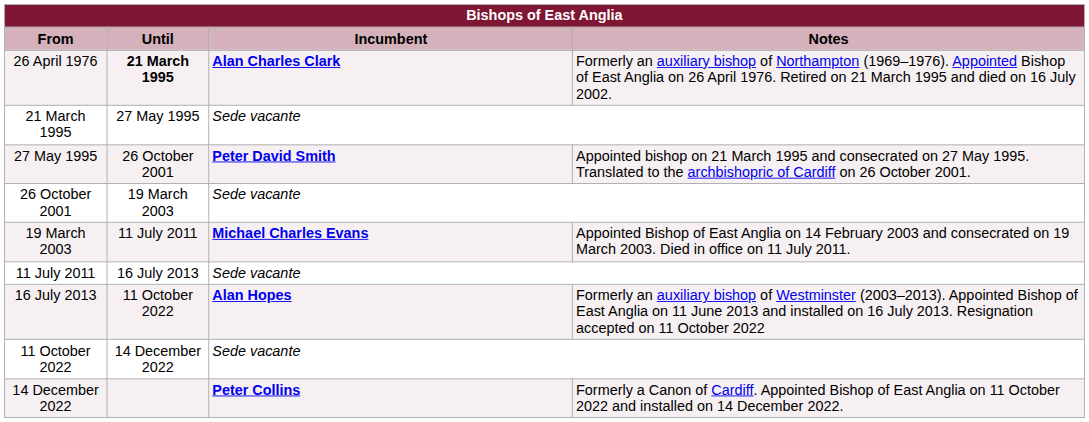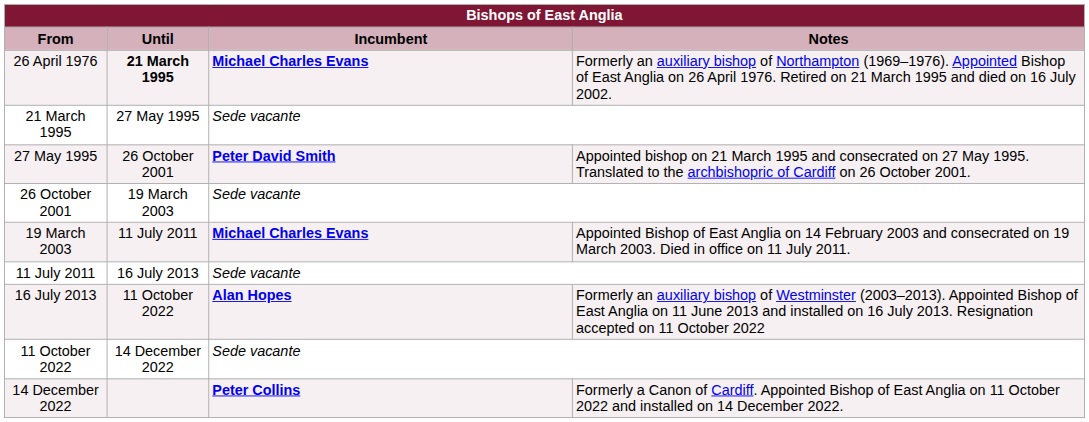(276, 61) Alan Charles Clark -> (290, 61) Michael Charles Evans
